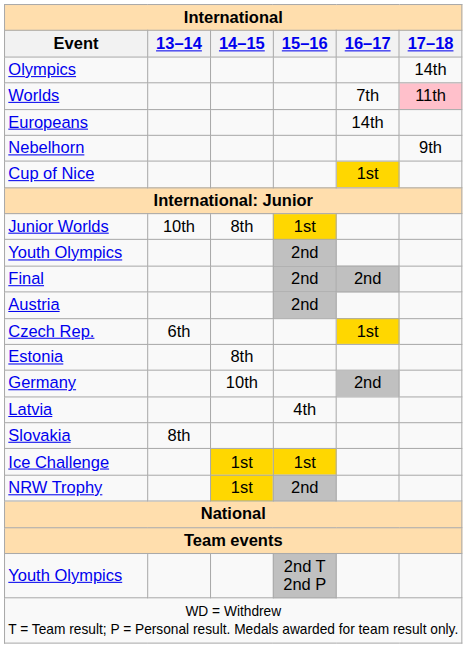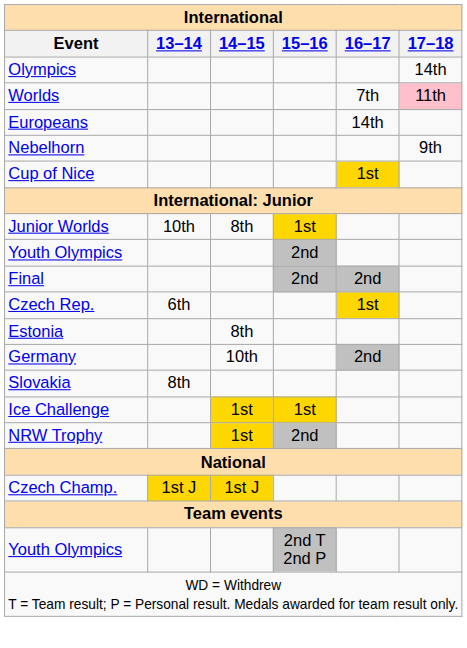- row: (34, 305)
- row: (30, 409)
+ row: (63, 488)
